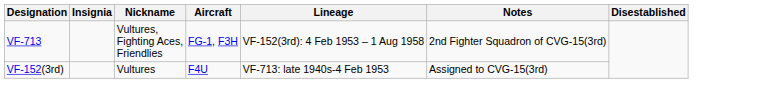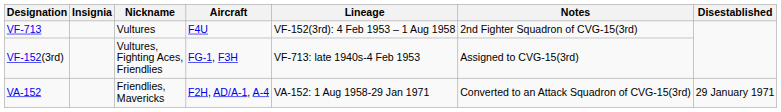(150, 41) Vultures, Fighting Aces, Friendlies -> (136, 29) Vultures
(213, 41) FG-1, F3H -> (198, 29) F4U
(136, 70) Vultures -> (150, 58) Vultures, Fighting Aces, Friendlies
(198, 70) F4U -> (213, 58) FG-1, F3H
+ row: (24, 92)
